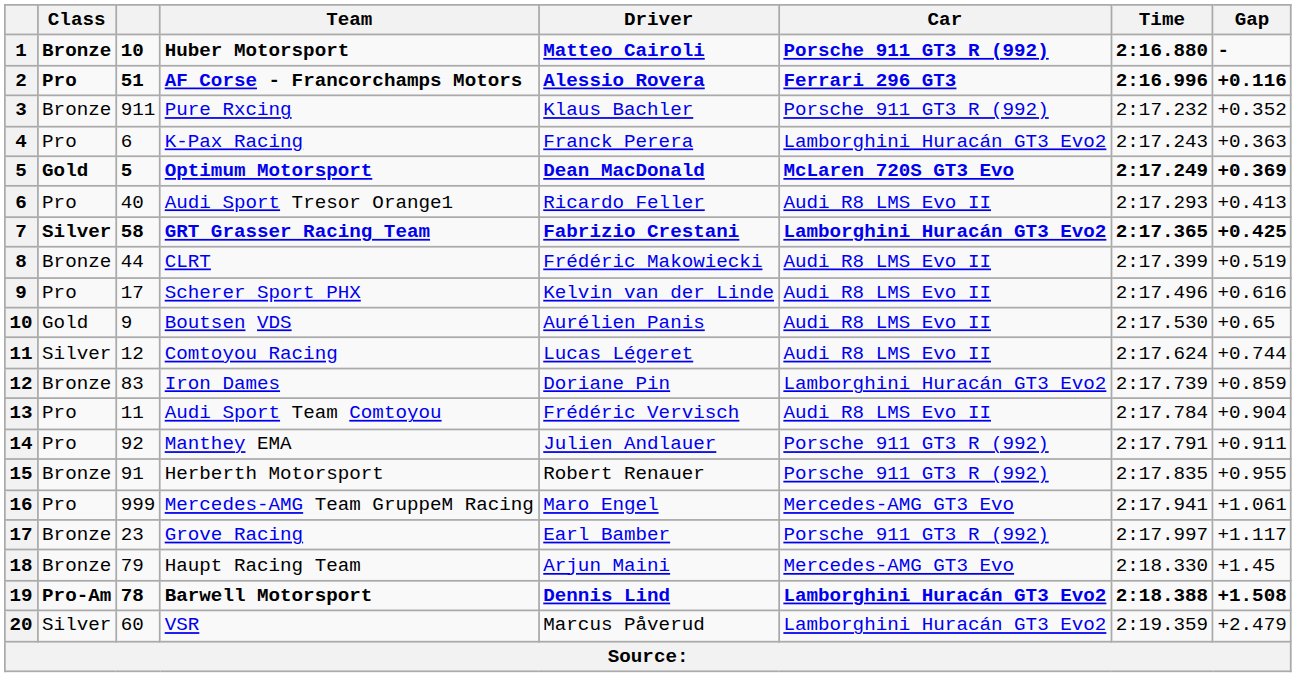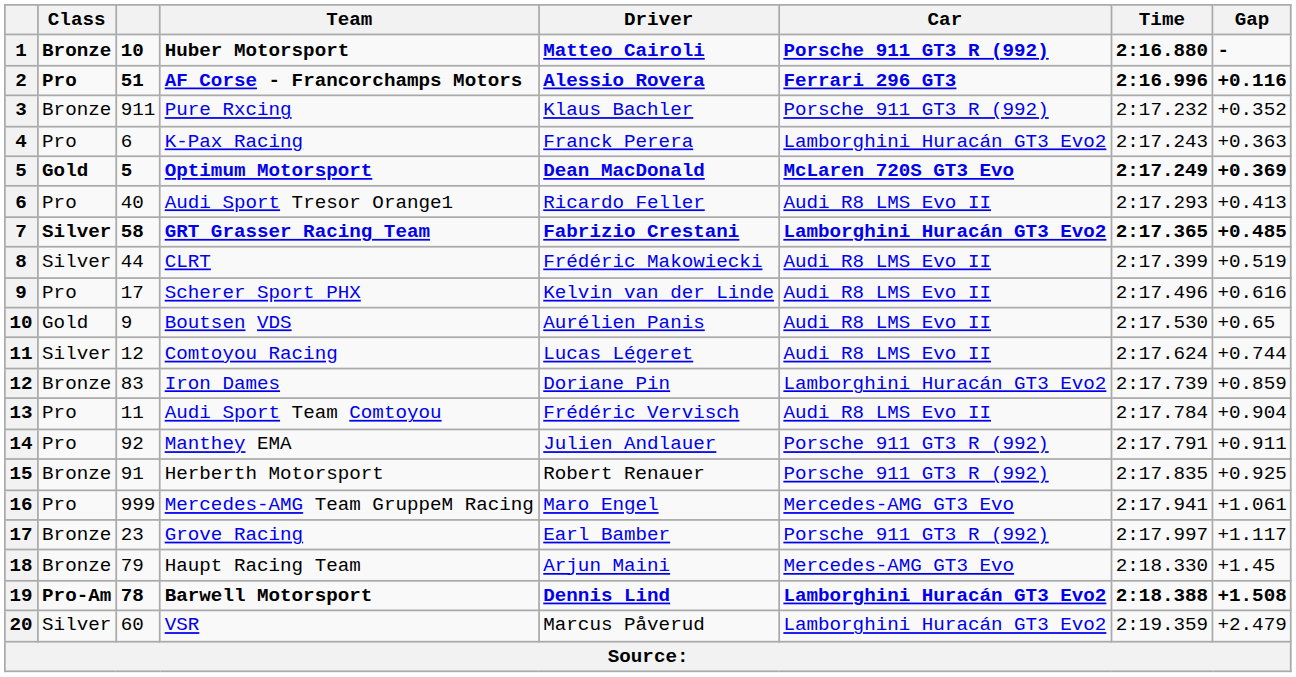(1252, 232) +0.425 -> (1252, 232) +0.485
(77, 262) Bronze -> (77, 262) Silver
(1252, 474) +0.955 -> (1252, 474) +0.925
